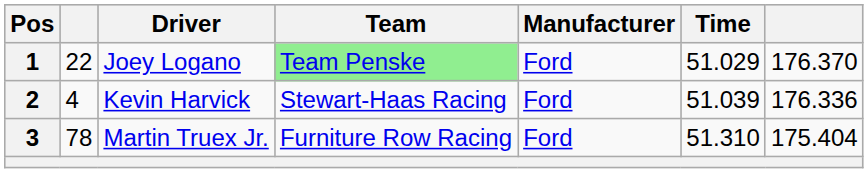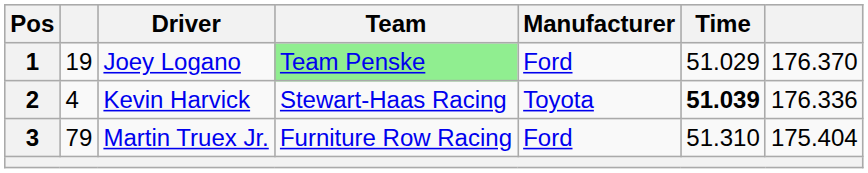(79, 62) 22 -> (79, 62) 19
(548, 100) Ford -> (559, 100) Toyota
(723, 100) normal -> (723, 100) bold
(79, 138) 78 -> (79, 138) 79
